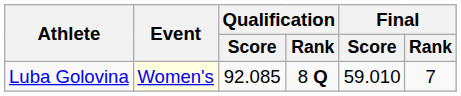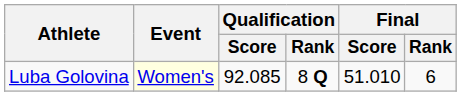(372, 77) 59.010 -> (372, 77) 51.010
(431, 77) 7 -> (431, 77) 6
